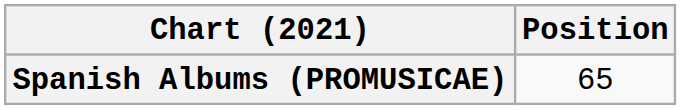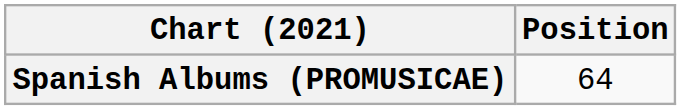(595, 80) 65 -> (595, 80) 64
